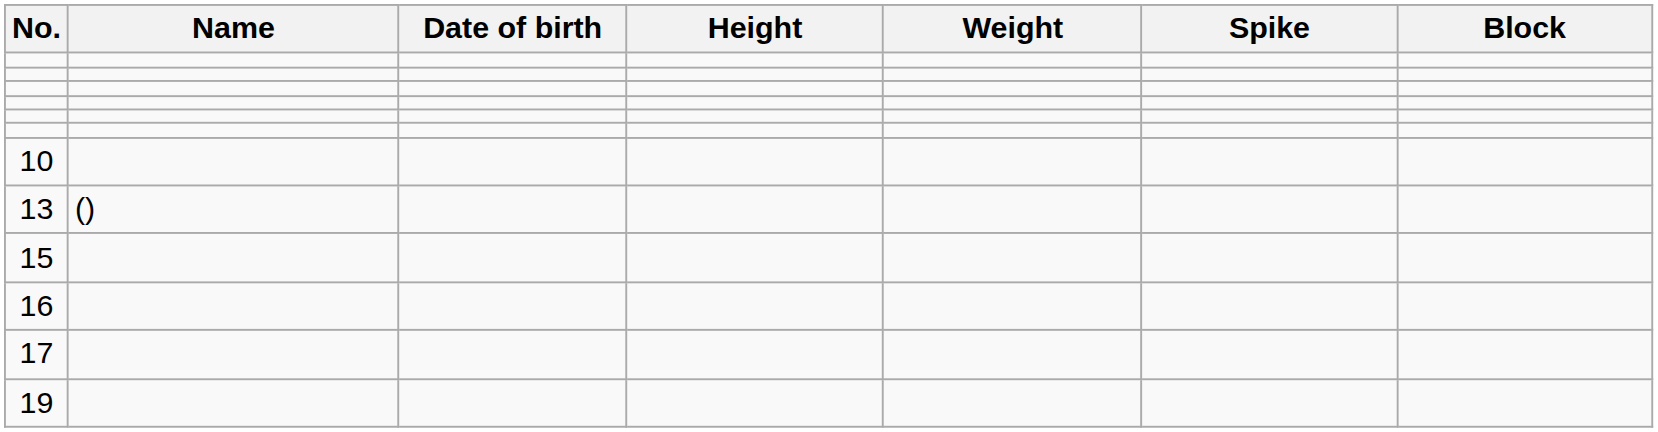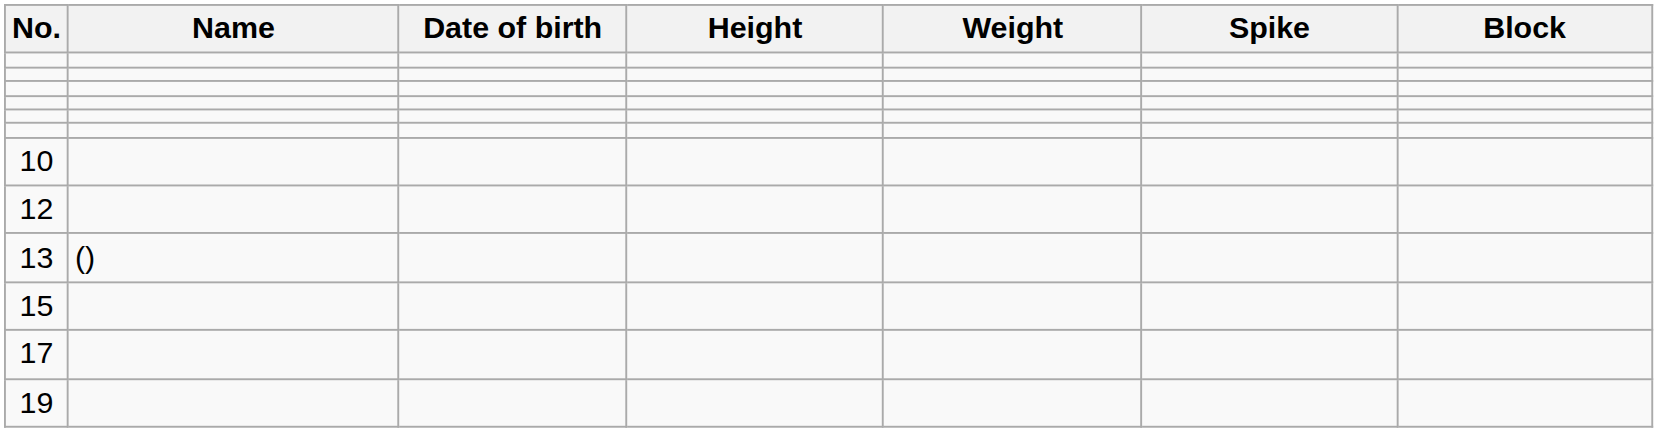+ row: (36, 209)
- row: (36, 305)
